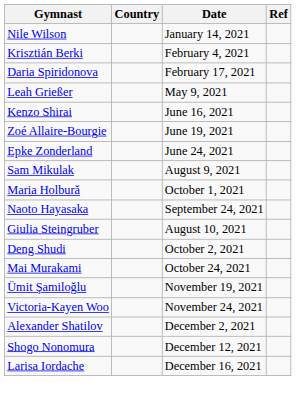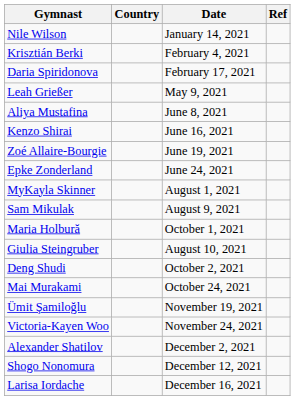+ row: (47, 111)
+ row: (51, 190)
- row: (48, 209)
